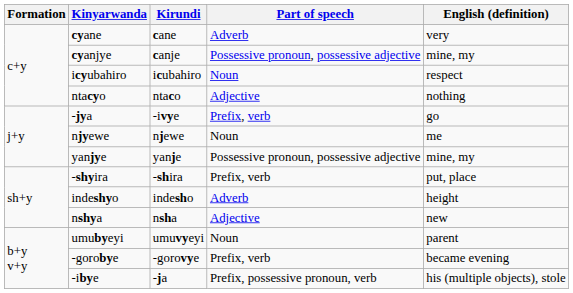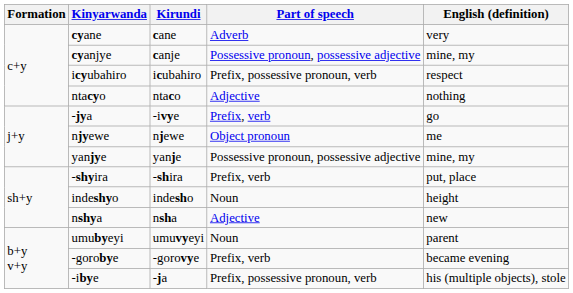(224, 75) Noun -> (293, 75) Prefix, possessive pronoun, verb
(224, 136) Noun -> (250, 136) Object pronoun
(229, 197) Adverb -> (224, 197) Noun
